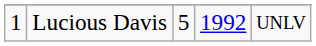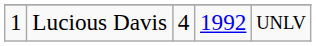(184, 22) 5 -> (184, 22) 4
